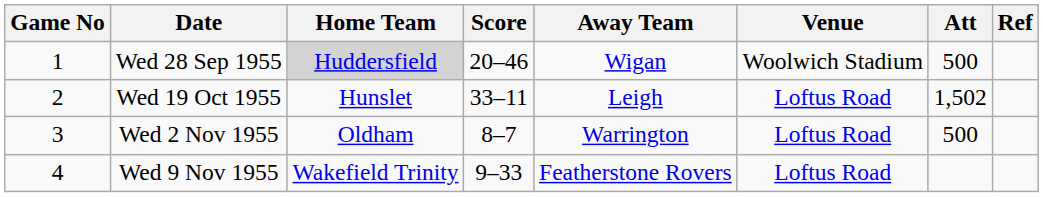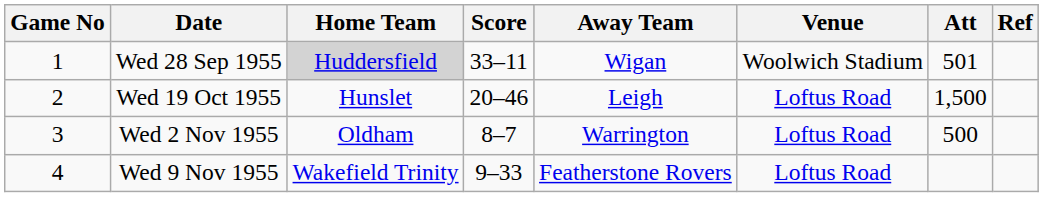(499, 60) 20–46 -> (499, 60) 33–11
(960, 60) 500 -> (960, 60) 501
(499, 97) 33–11 -> (499, 97) 20–46
(960, 97) 1,502 -> (960, 97) 1,500
